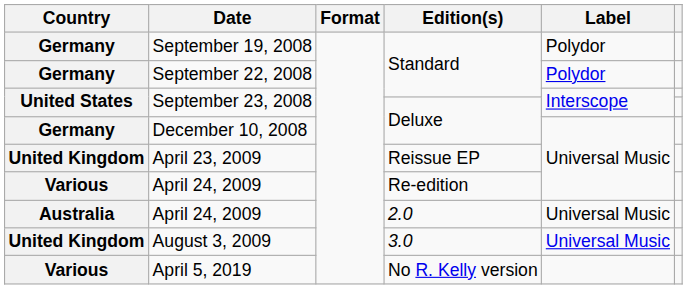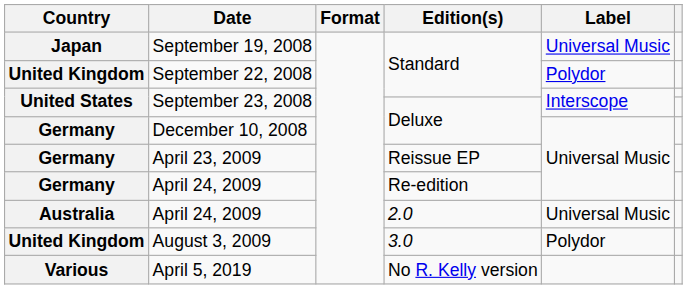(77, 46) Germany -> (77, 46) Japan
(576, 46) Polydor -> (608, 46) Universal Music
(77, 74) Germany -> (77, 74) United Kingdom
(77, 158) United Kingdom -> (77, 158) Germany
(77, 185) Various -> (77, 185) Germany
(608, 241) Universal Music -> (576, 241) Polydor
